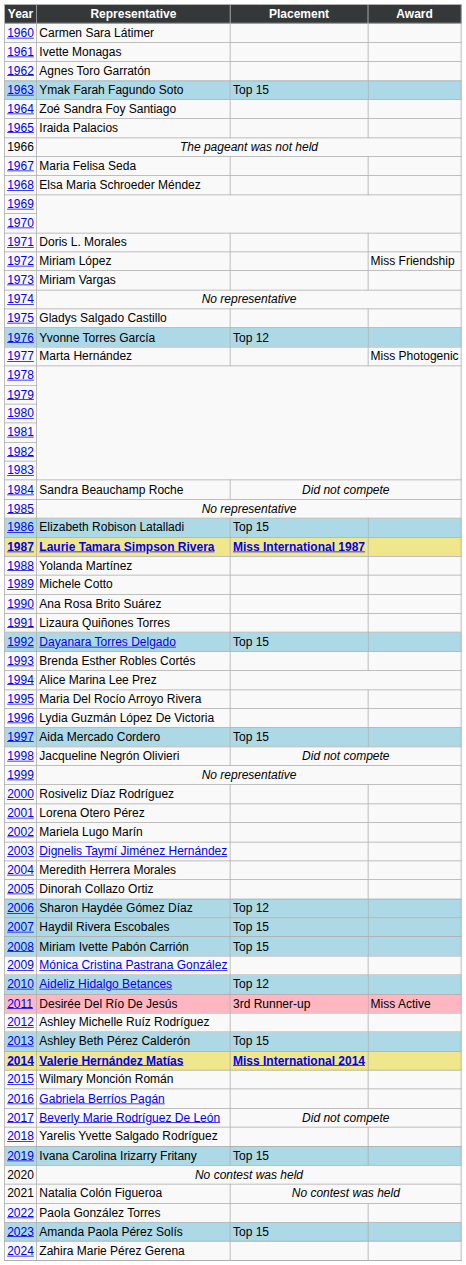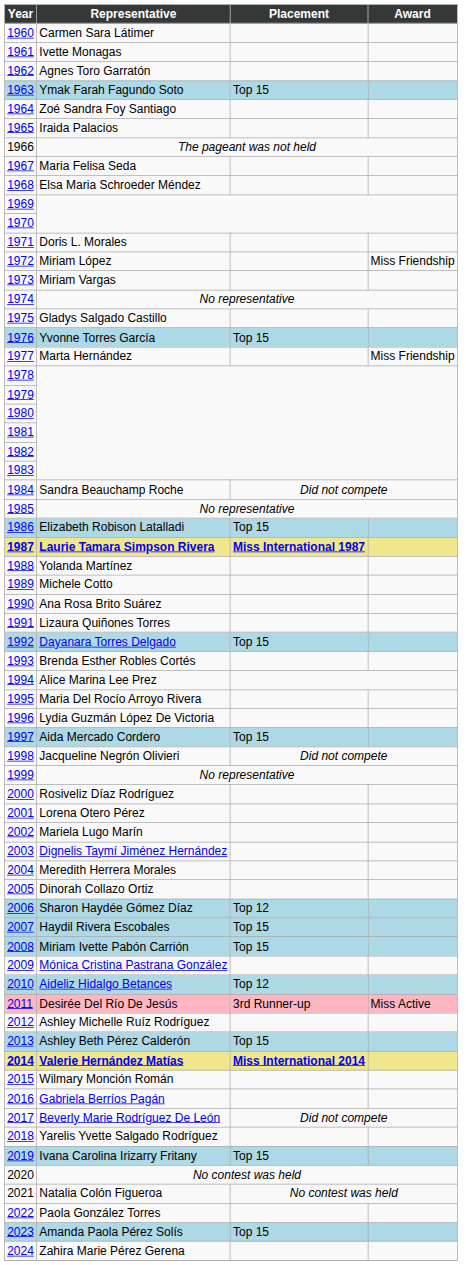(251, 337) Top 12 -> (251, 337) Top 15
(415, 356) Miss Photogenic -> (413, 356) Miss Friendship
